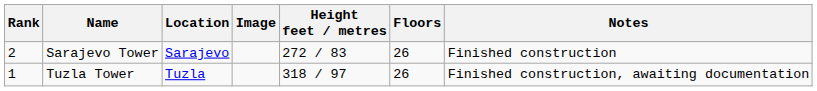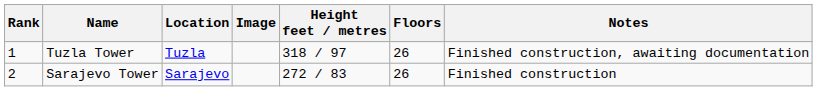rows swapped: (90, 75) <-> (102, 53)
